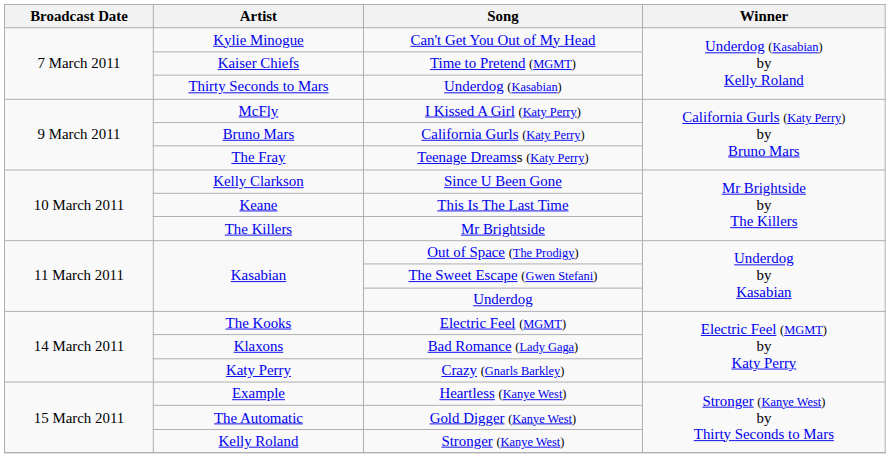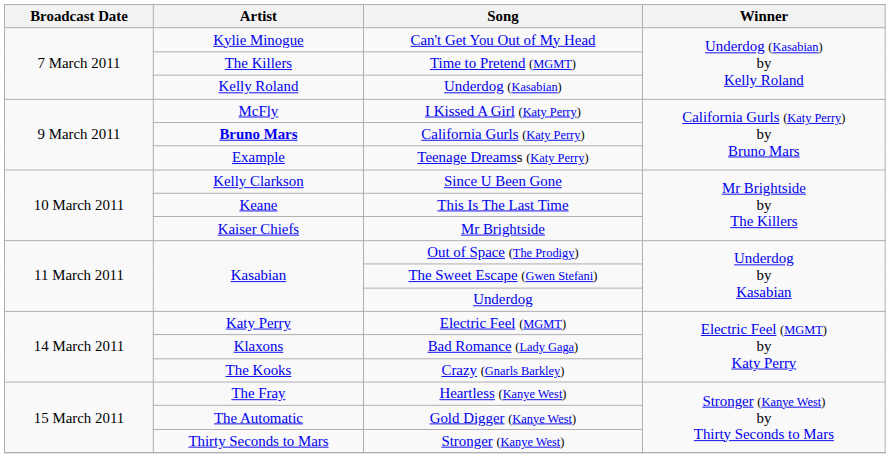(258, 63) Kaiser Chiefs -> (258, 63) The Killers
(258, 87) Thirty Seconds to Mars -> (258, 87) Kelly Roland
(258, 134) normal -> (258, 134) bold
(258, 157) The Fray -> (258, 157) Example
(258, 228) The Killers -> (258, 228) Kaiser Chiefs
(258, 323) The Kooks -> (258, 323) Katy Perry
(258, 370) Katy Perry -> (258, 370) The Kooks
(258, 393) Example -> (258, 393) The Fray
(258, 441) Kelly Roland -> (258, 441) Thirty Seconds to Mars
